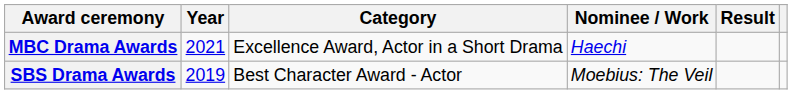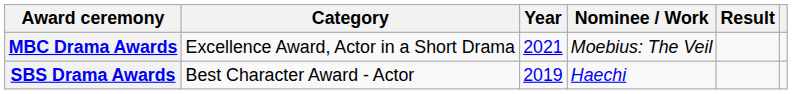columns swapped: (205, 18) <-> (398, 18)
(599, 46) Haechi -> (642, 46) Moebius: The Veil
(642, 74) Moebius: The Veil -> (599, 74) Haechi
